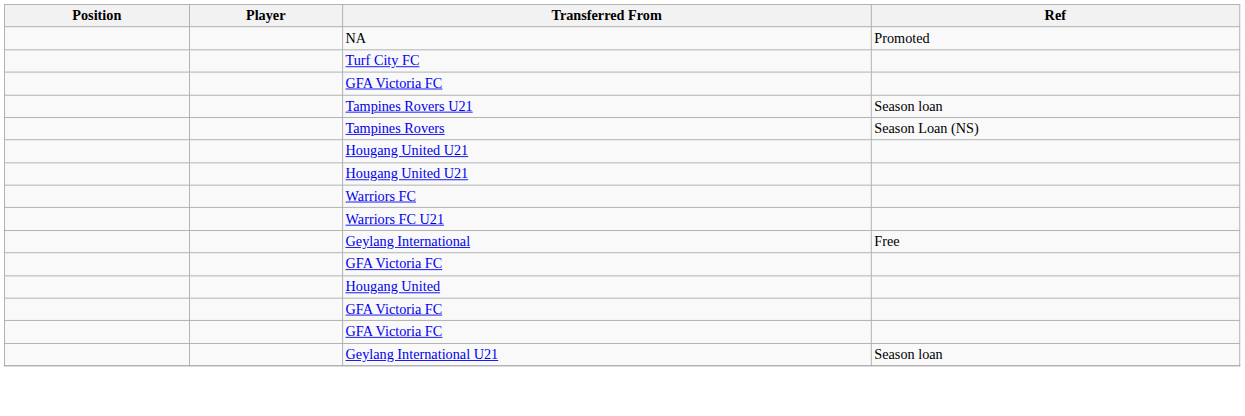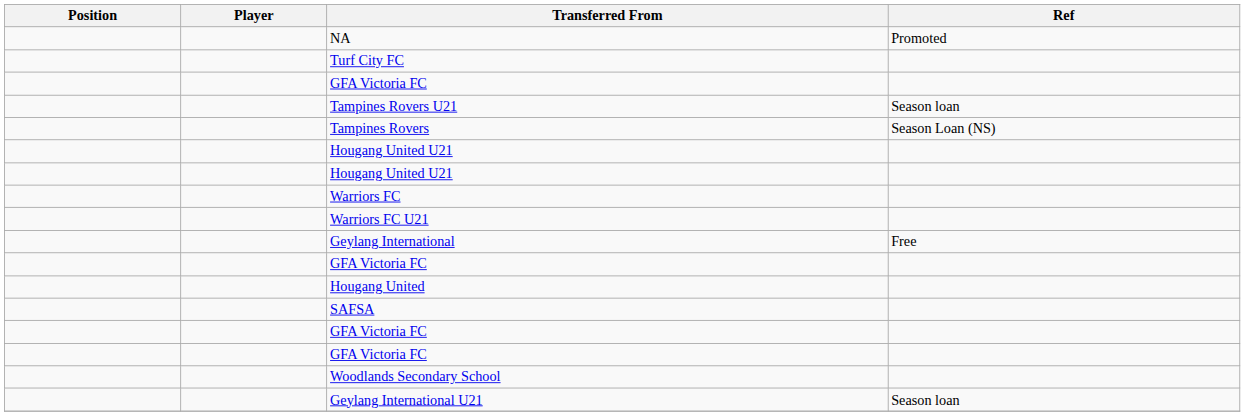+ row: (352, 309)
+ row: (415, 377)
